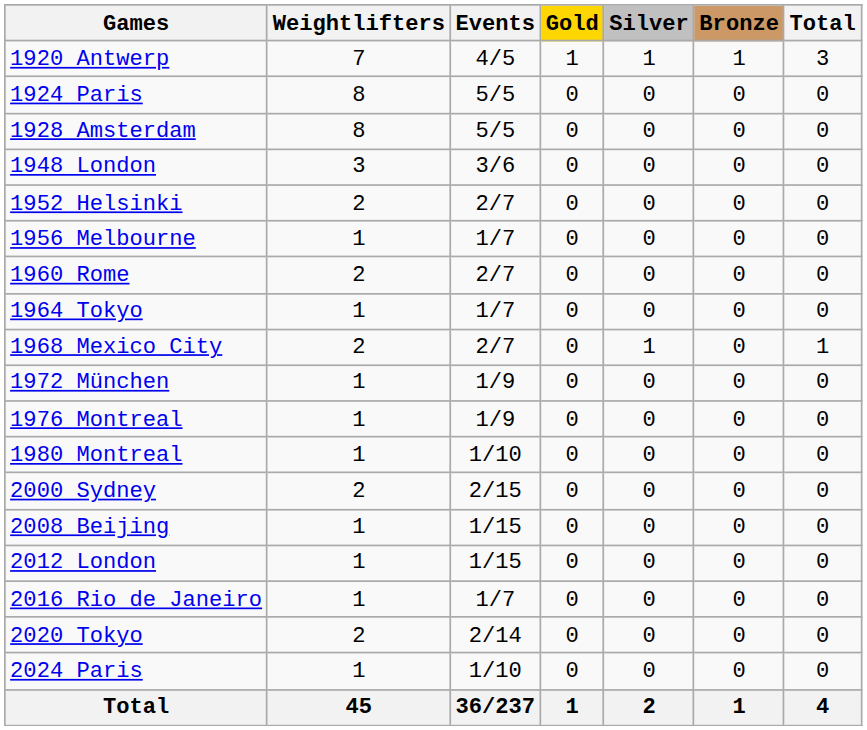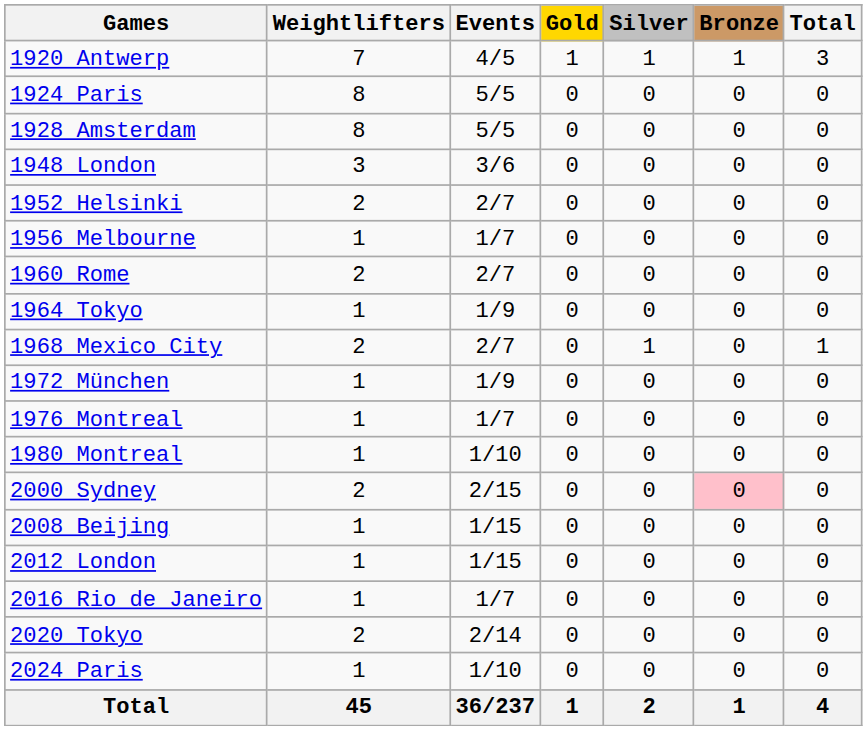(495, 311) 1/7 -> (495, 311) 1/9
(495, 419) 1/9 -> (495, 419) 1/7
(739, 491) no background -> (739, 491) pink background
